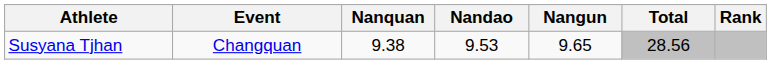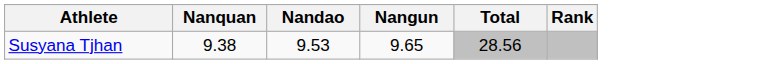- column: (257, 18)
